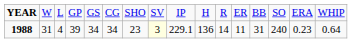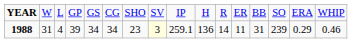(181, 29) 229.1 -> (181, 29) 259.1
(279, 29) 240 -> (279, 29) 239
(302, 29) 0.23 -> (302, 29) 0.29
(331, 29) 0.64 -> (331, 29) 0.46
